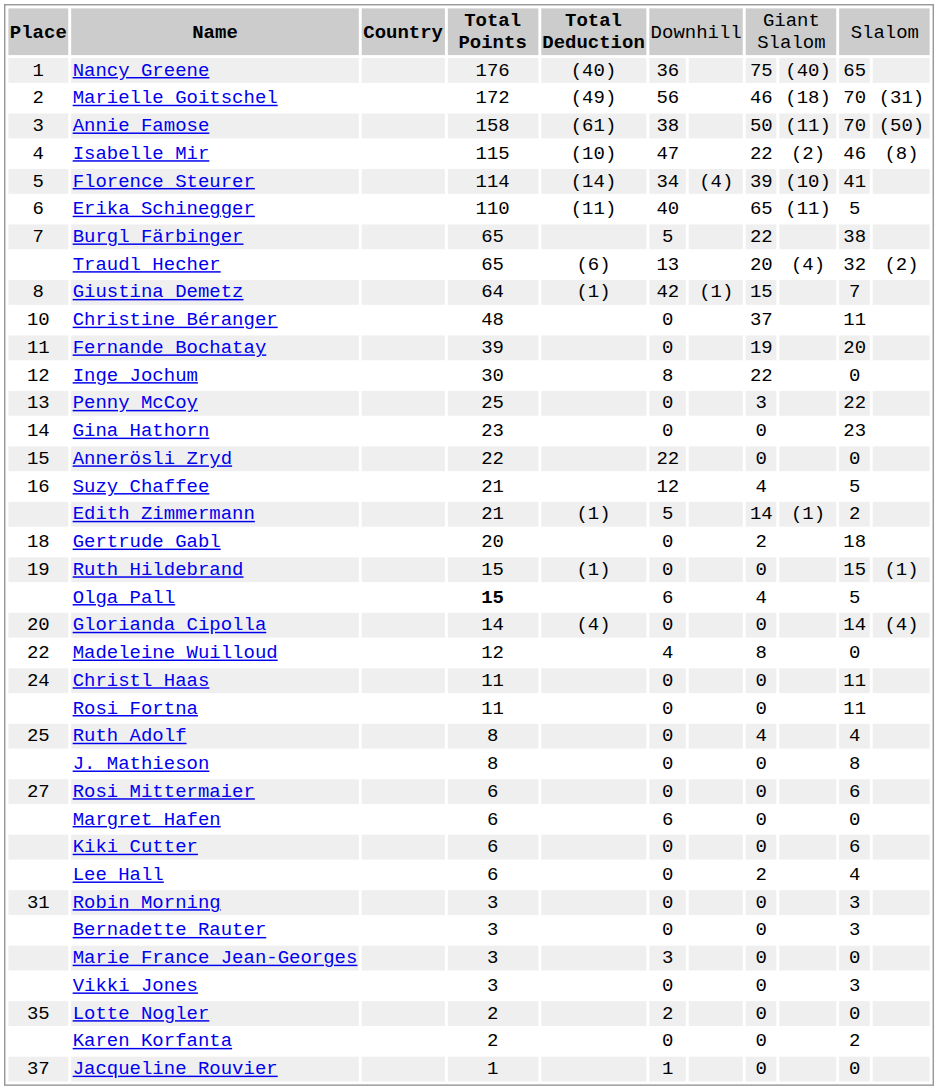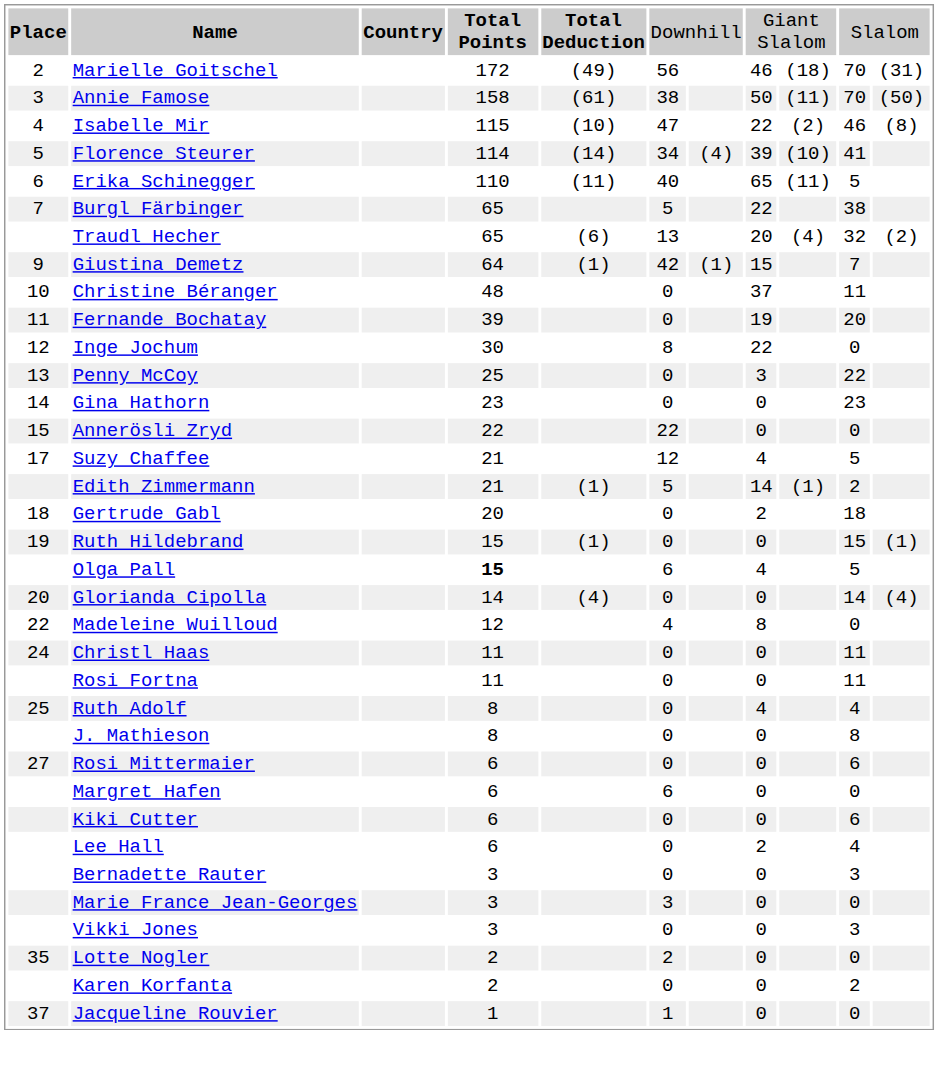- row: (141, 70)
(38, 292) 8 -> (38, 265) 9
(38, 487) 16 -> (38, 459) 17
- row: (147, 903)
